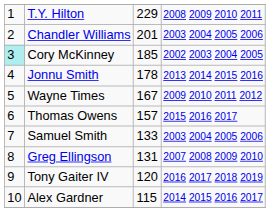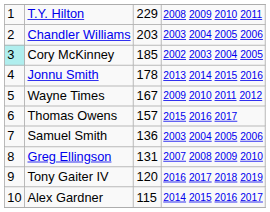(147, 34) 201 -> (147, 34) 203
(147, 136) 133 -> (147, 136) 136
